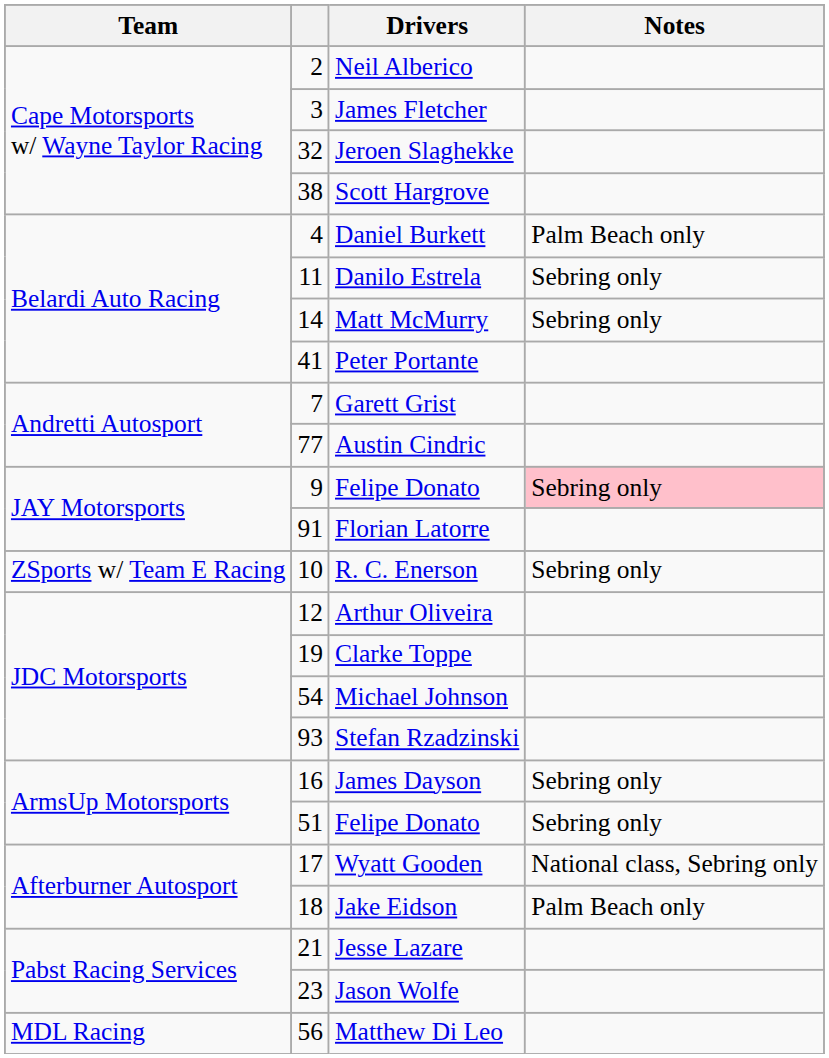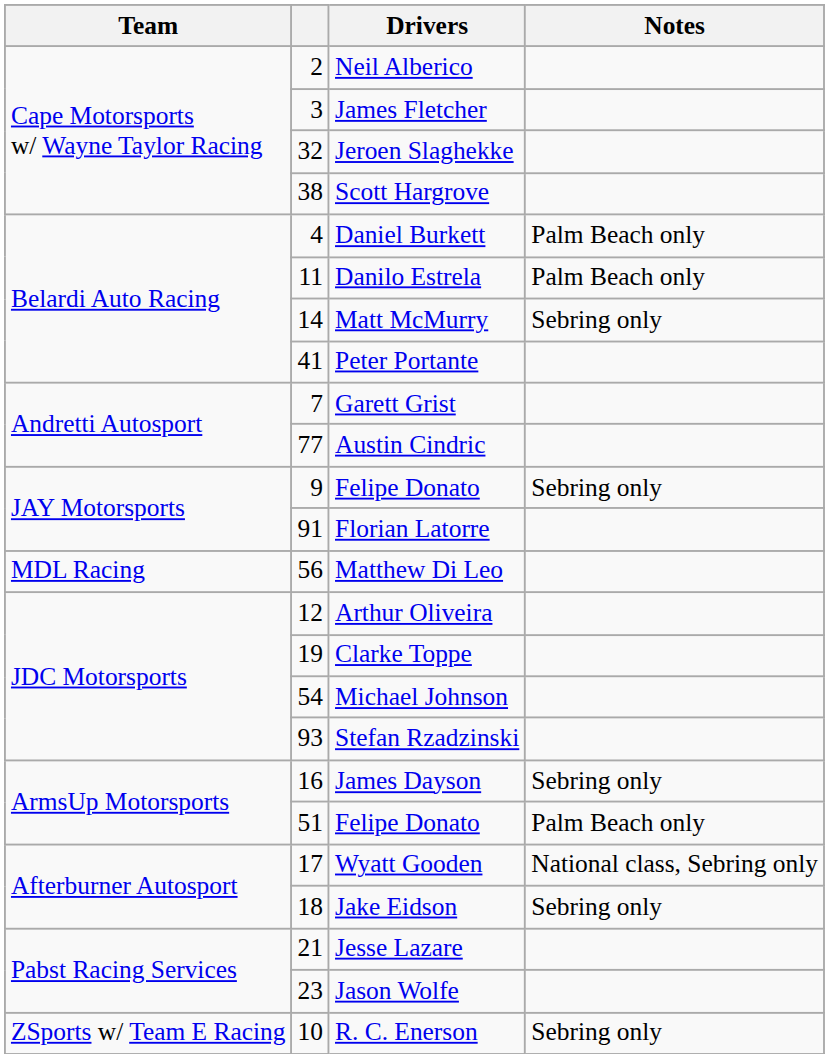(597, 276) Sebring only -> (618, 276) Palm Beach only
(597, 486) pink background -> (597, 486) no background
rows swapped: (310, 570) <-> (310, 1032)
(597, 822) Sebring only -> (618, 822) Palm Beach only
(618, 906) Palm Beach only -> (597, 906) Sebring only
